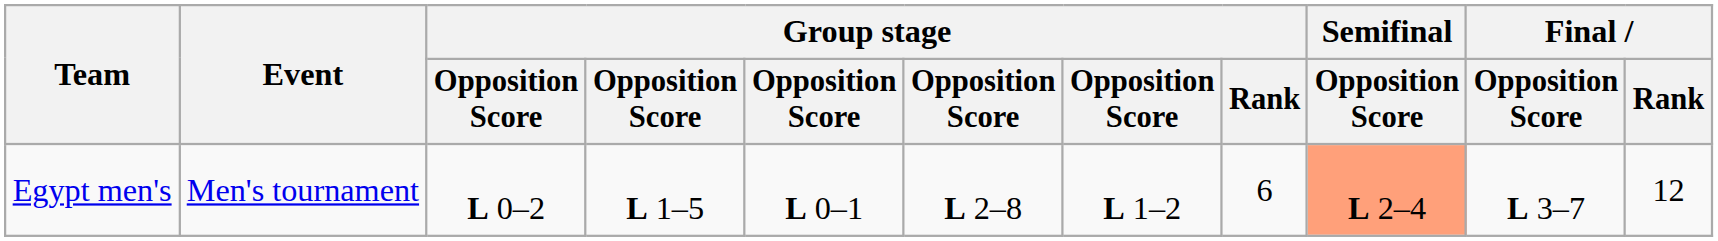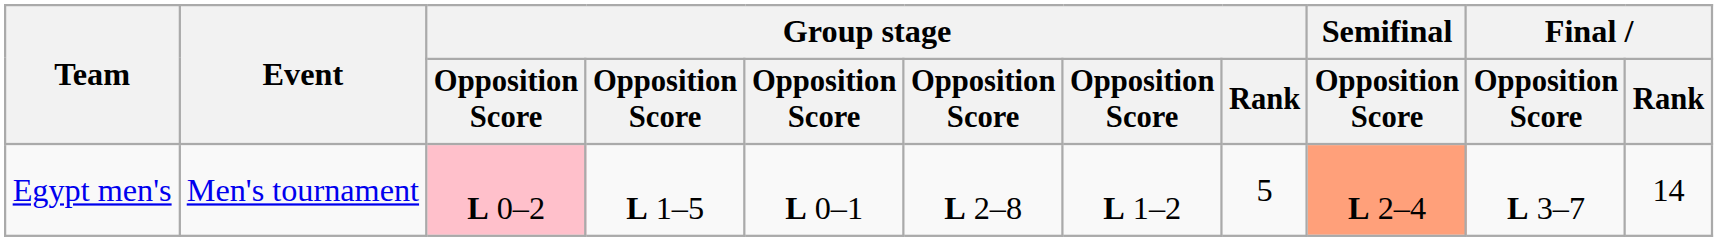(506, 208) no background -> (506, 208) pink background
(1265, 189) 6 -> (1265, 189) 5
(1669, 189) 12 -> (1669, 189) 14
